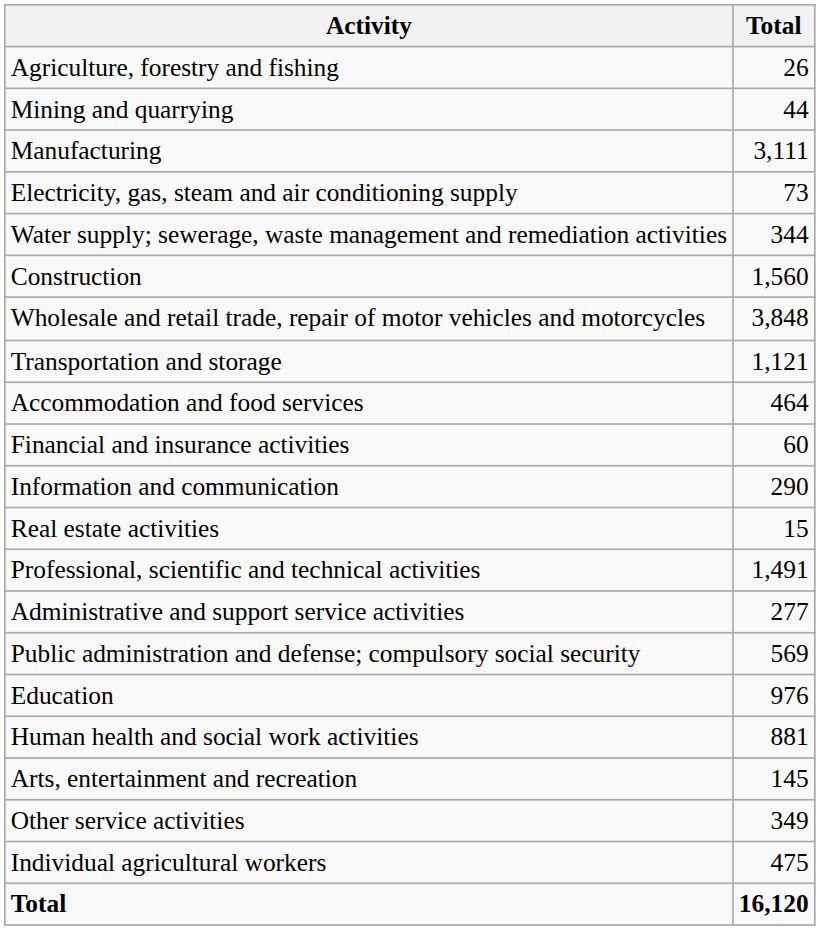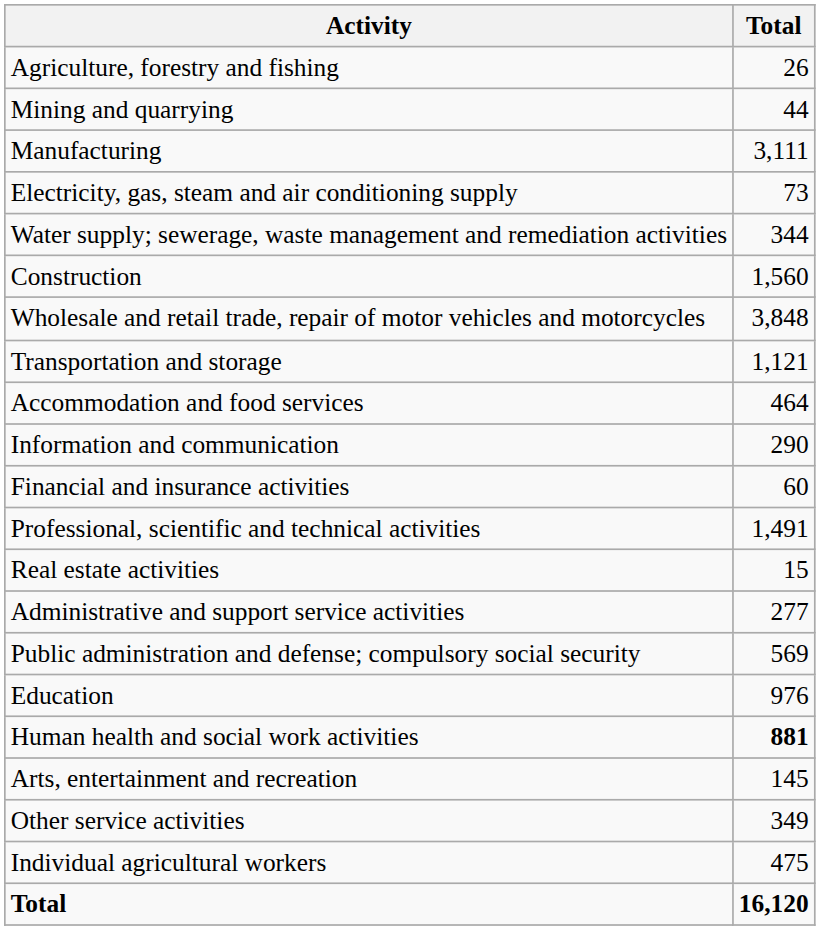rows swapped: (175, 486) <-> (180, 444)
rows swapped: (115, 527) <-> (246, 569)
(790, 737) normal -> (790, 737) bold
